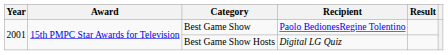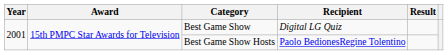(342, 27) Paolo BedionesRegine Tolentino -> (311, 27) Digital LG Quiz
(311, 42) Digital LG Quiz -> (342, 42) Paolo BedionesRegine Tolentino
